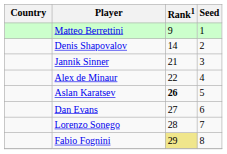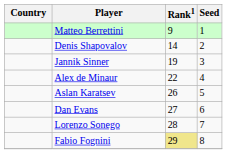(173, 62) 21 -> (173, 62) 19
(173, 93) bold -> (173, 93) normal
